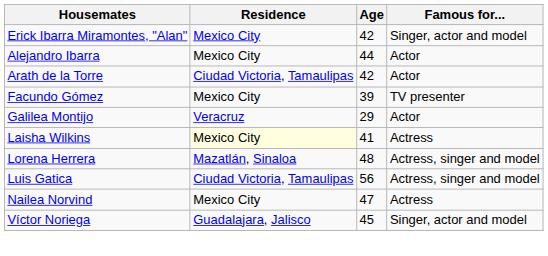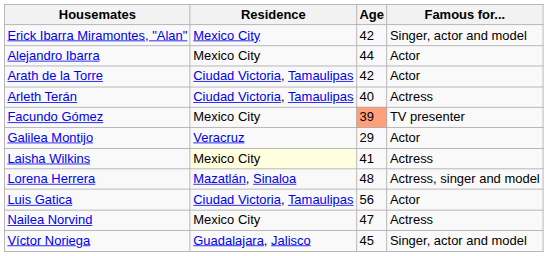+ row: (42, 96)
(367, 96) no background -> (367, 117) lightsalmon background
(465, 179) Actress, singer and model -> (405, 199) Actor
